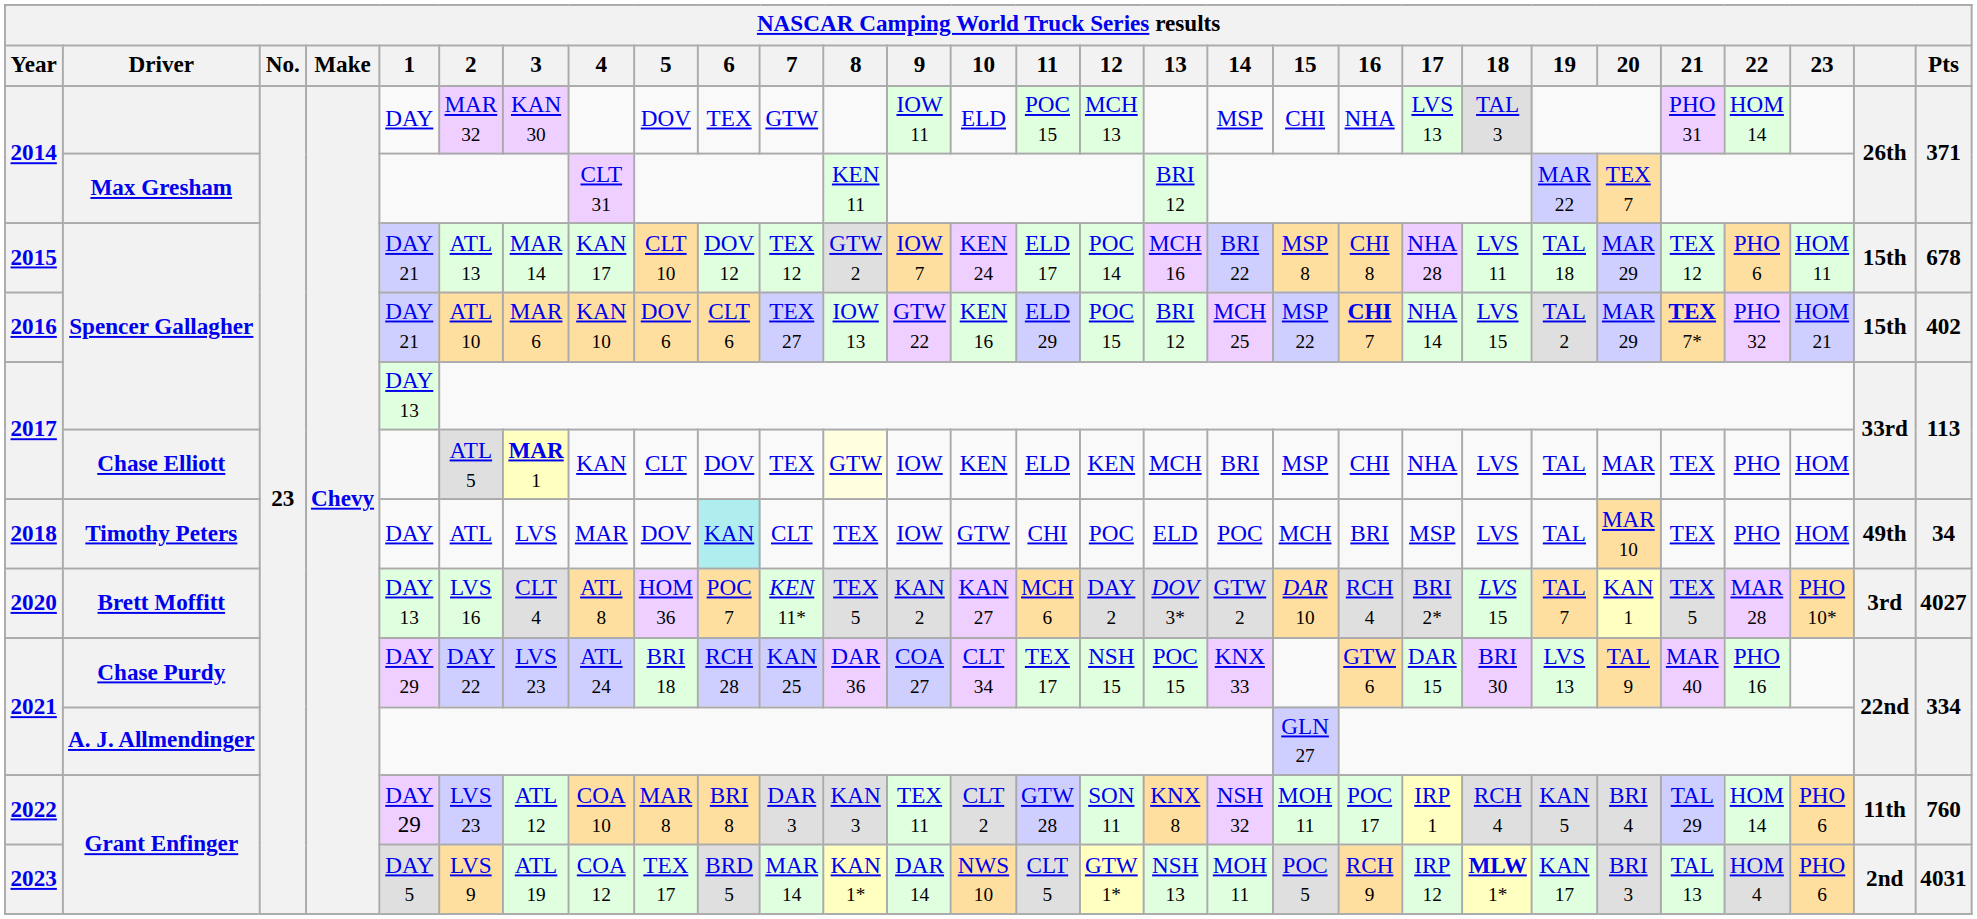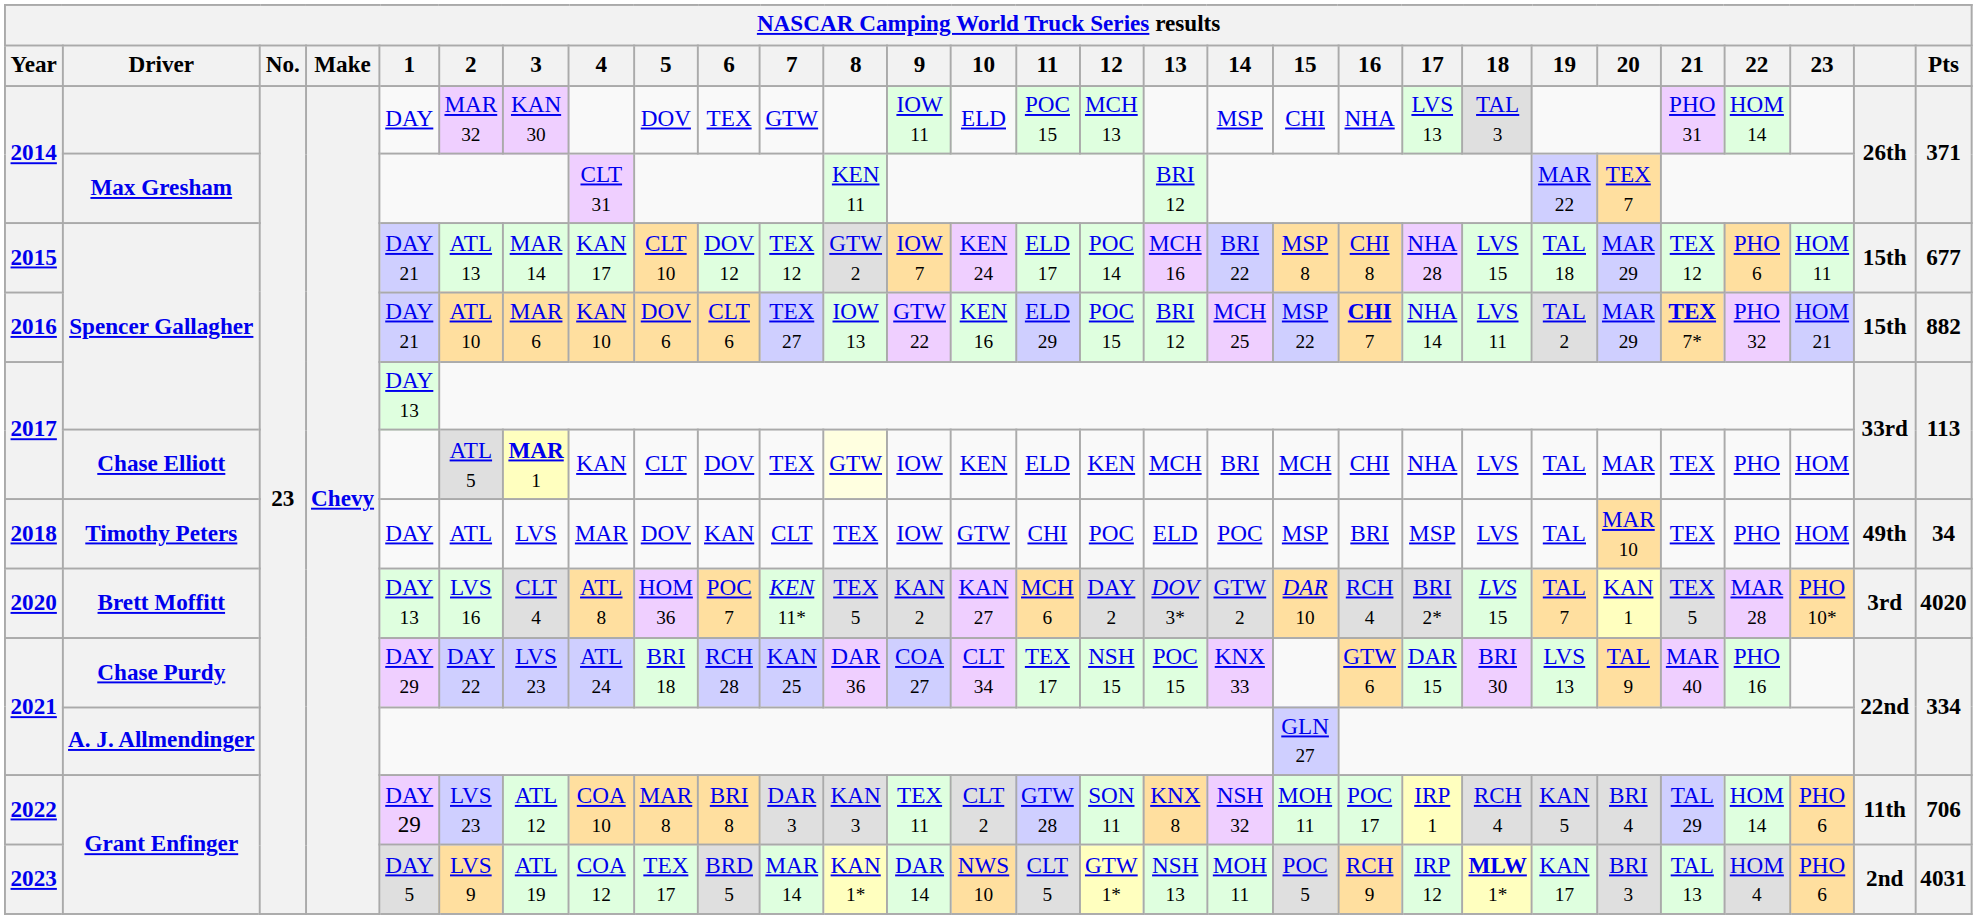(1498, 256) LVS 11 -> (1498, 256) LVS 15
(1944, 257) 678 -> (1944, 257) 677
(1498, 325) LVS 15 -> (1498, 325) LVS 11
(1944, 326) 402 -> (1944, 326) 882
(1305, 464) MSP -> (1305, 464) MCH
(729, 533) paleturquoise background -> (729, 533) no background
(1305, 533) MCH -> (1305, 533) MSP
(1944, 602) 4027 -> (1944, 602) 4020
(1944, 809) 760 -> (1944, 809) 706
